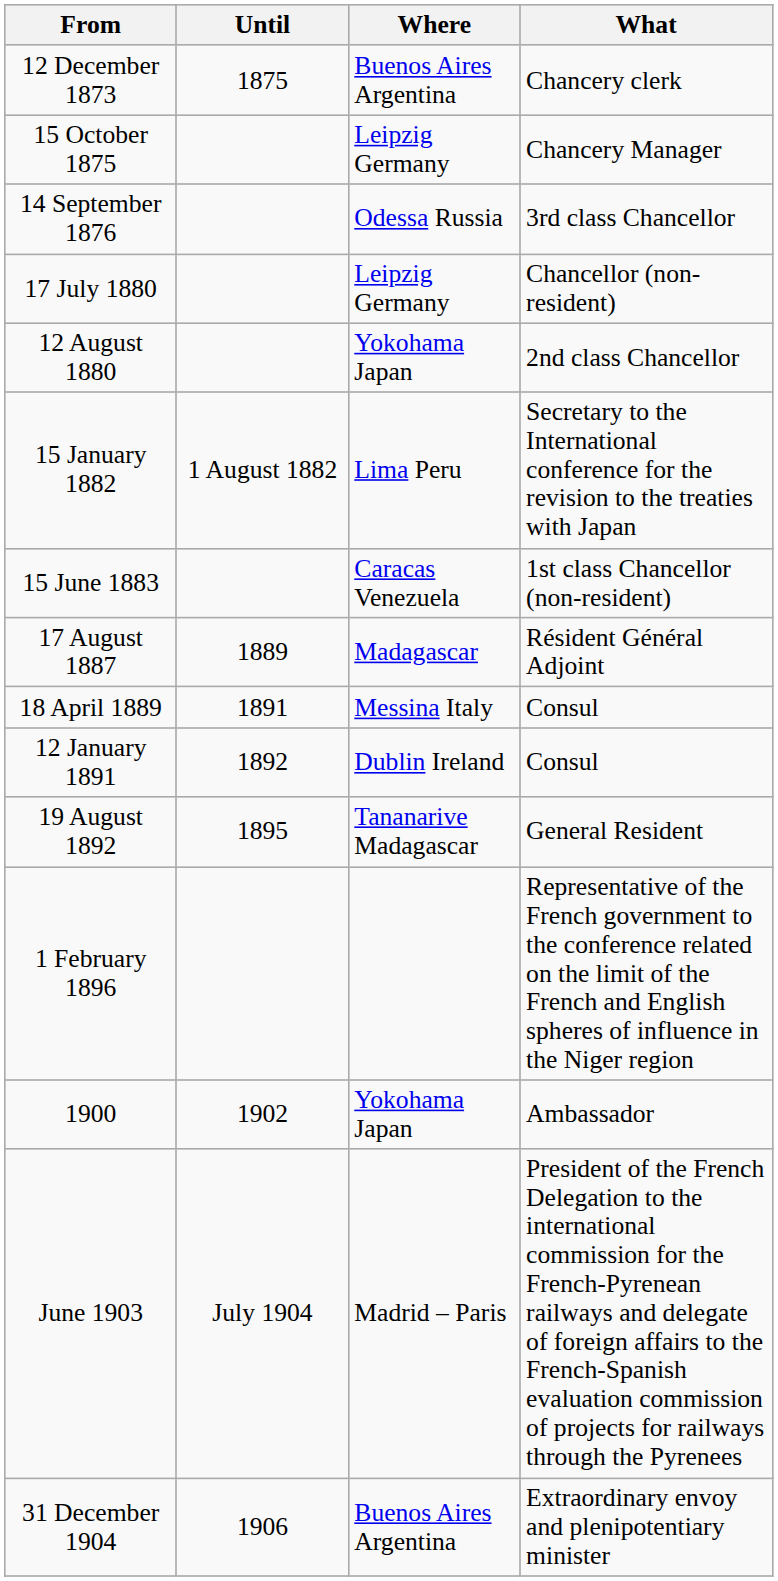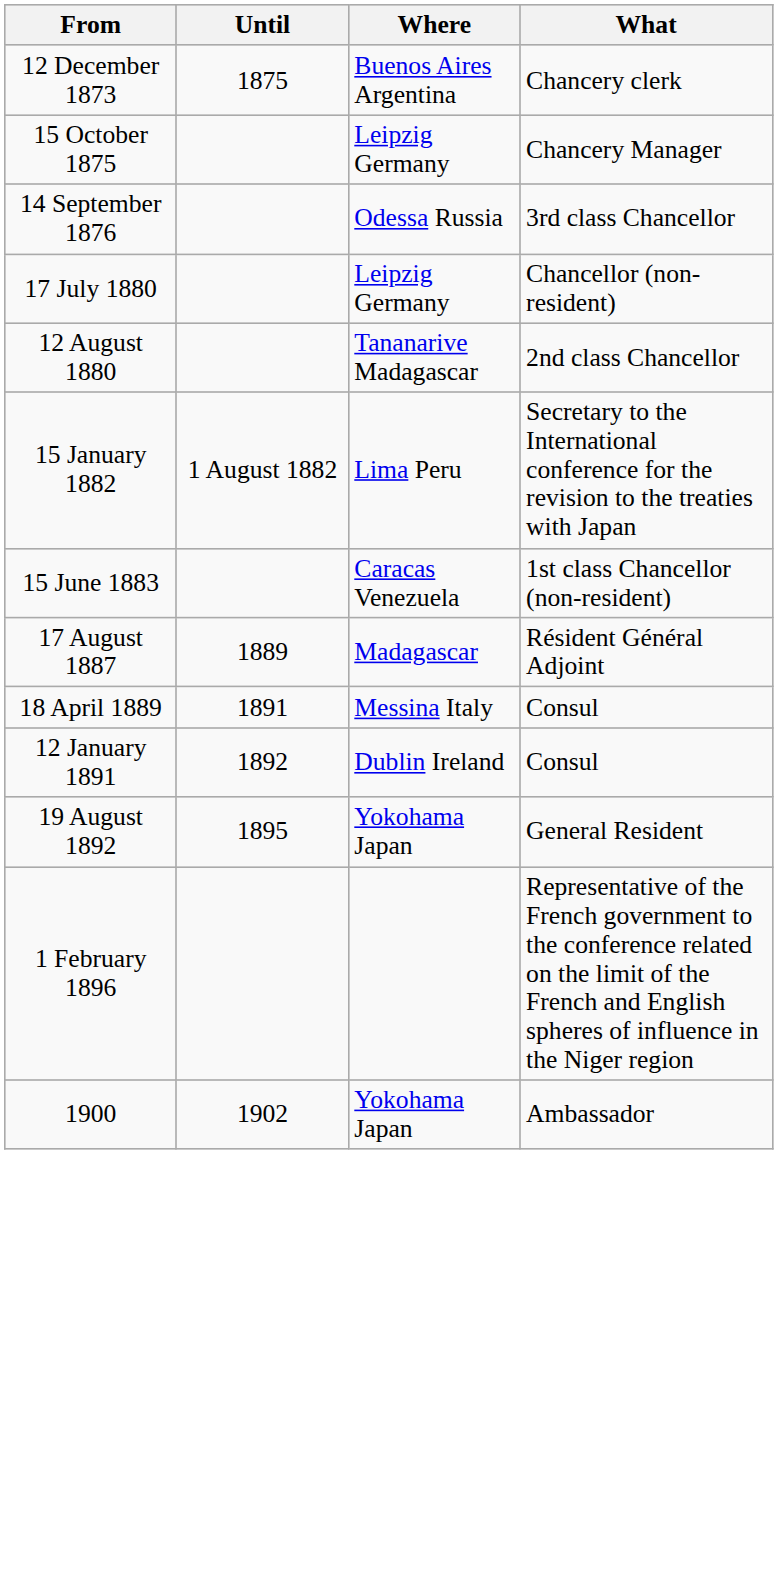(409, 357) Yokohama Japan -> (416, 357) Tananarive Madagascar
(416, 831) Tananarive Madagascar -> (409, 831) Yokohama Japan
- row: (91, 1313)
- row: (91, 1526)
